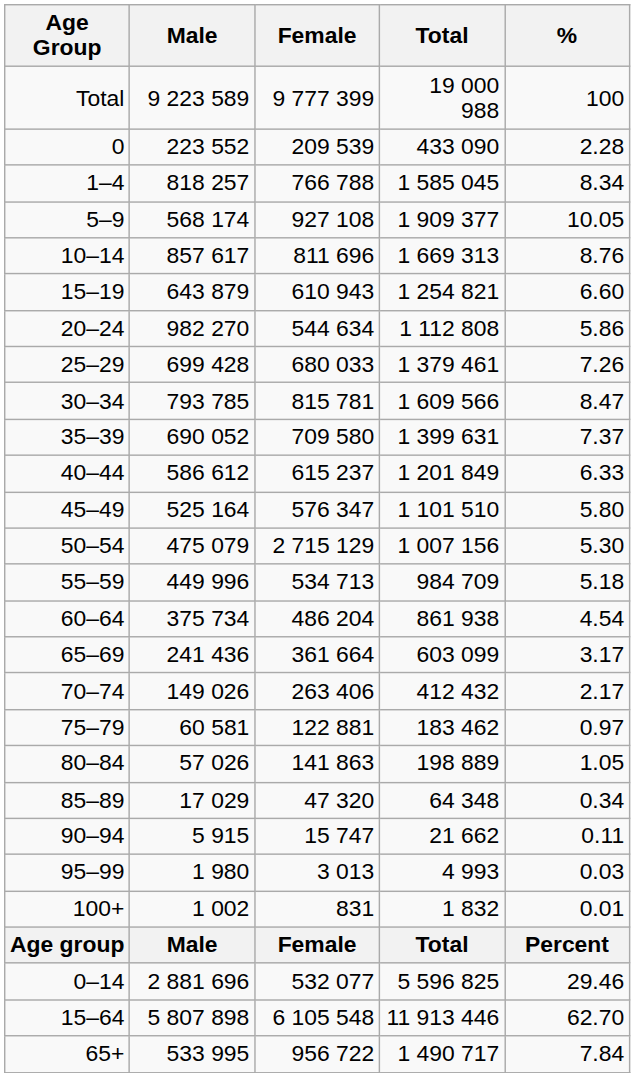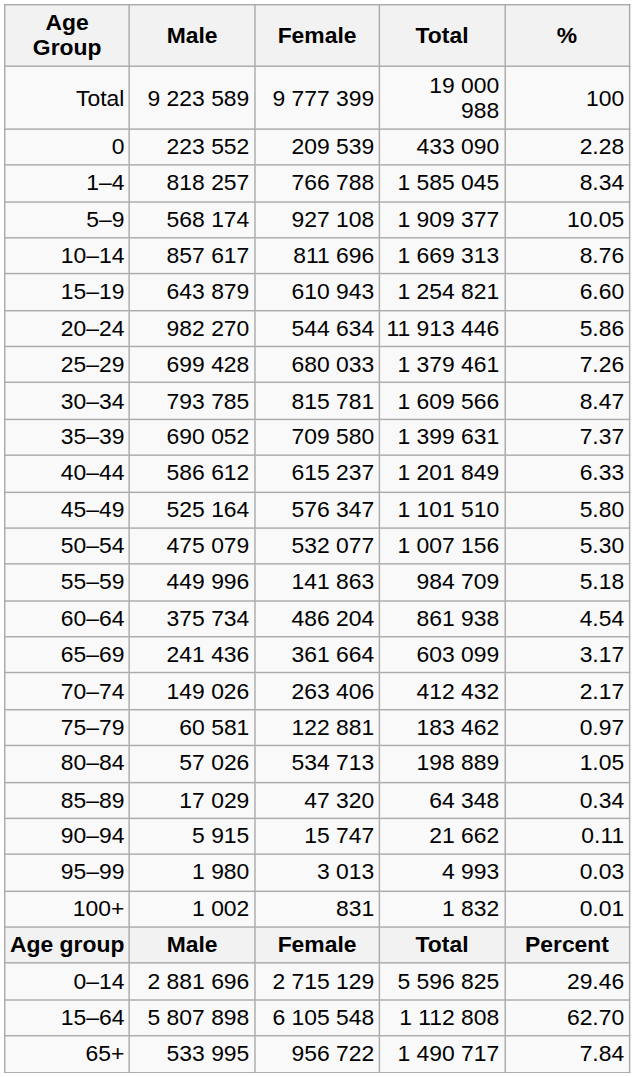(449, 328) 1 112 808 -> (443, 328) 11 913 446
(323, 545) 2 715 129 -> (333, 545) 532 077
(333, 582) 534 713 -> (333, 582) 141 863
(333, 763) 141 863 -> (333, 763) 534 713
(333, 981) 532 077 -> (323, 981) 2 715 129
(443, 1017) 11 913 446 -> (449, 1017) 1 112 808
